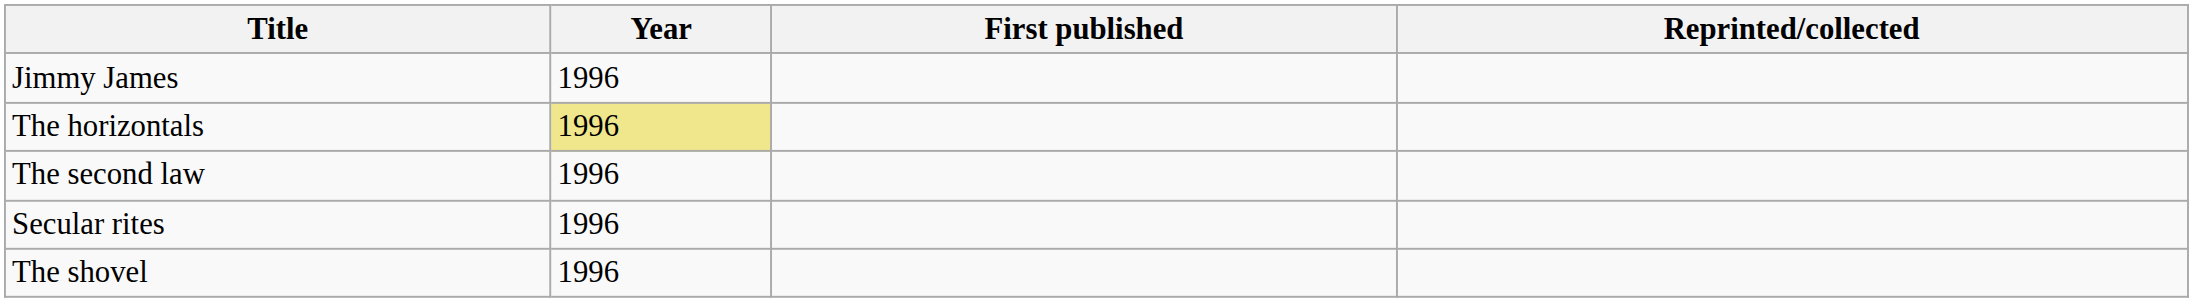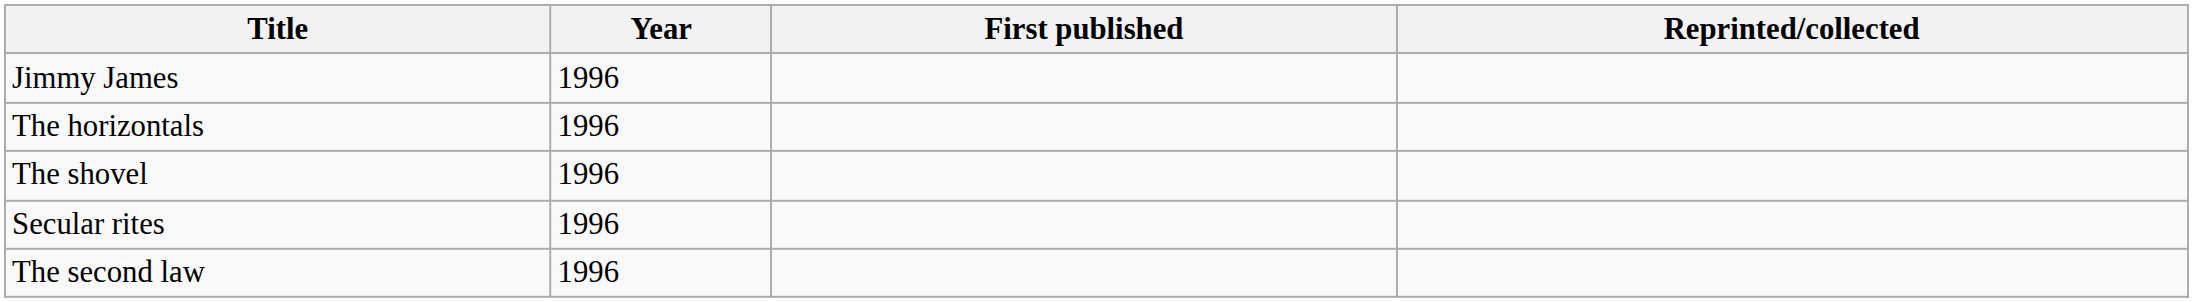(588, 126) khaki background -> (588, 126) no background
rows swapped: (108, 175) <-> (80, 272)
